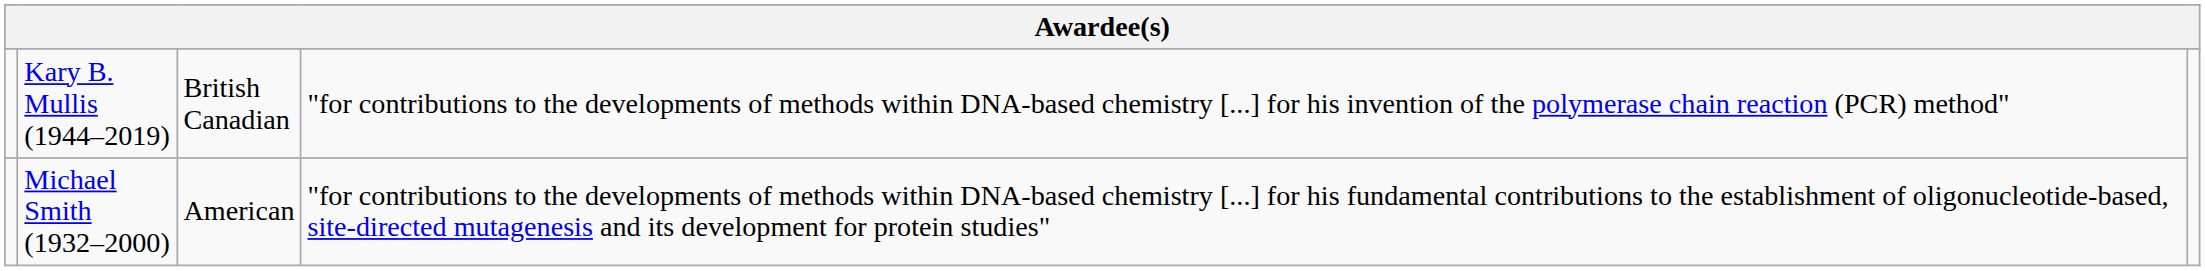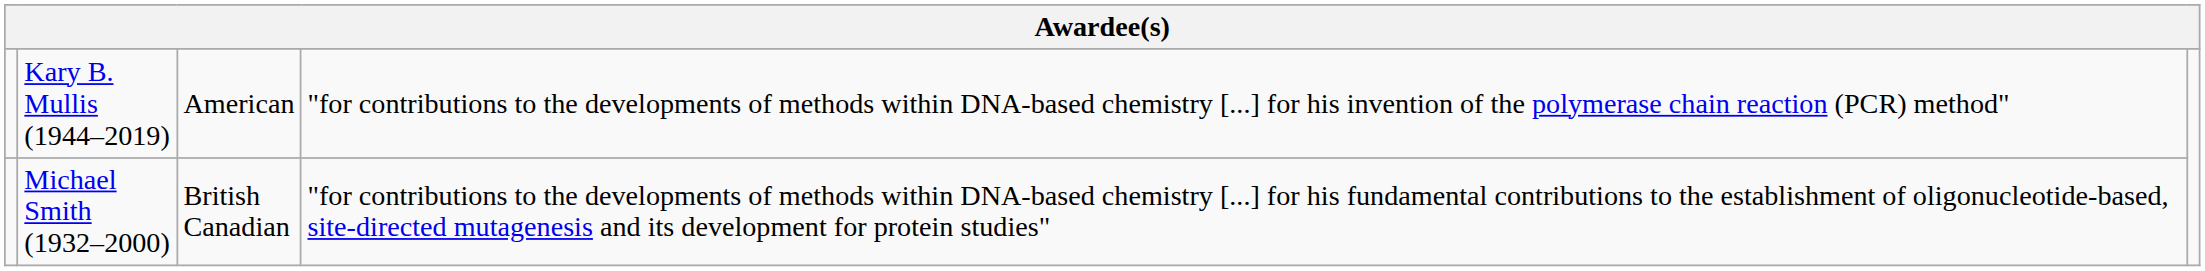(237, 103) British Canadian -> (239, 103) American
(239, 211) American -> (237, 211) British Canadian
